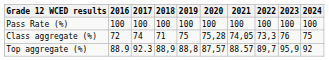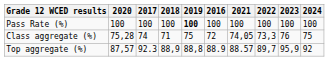columns swapped: (120, 11) <-> (214, 11)
(186, 24) normal -> (191, 24) bold
